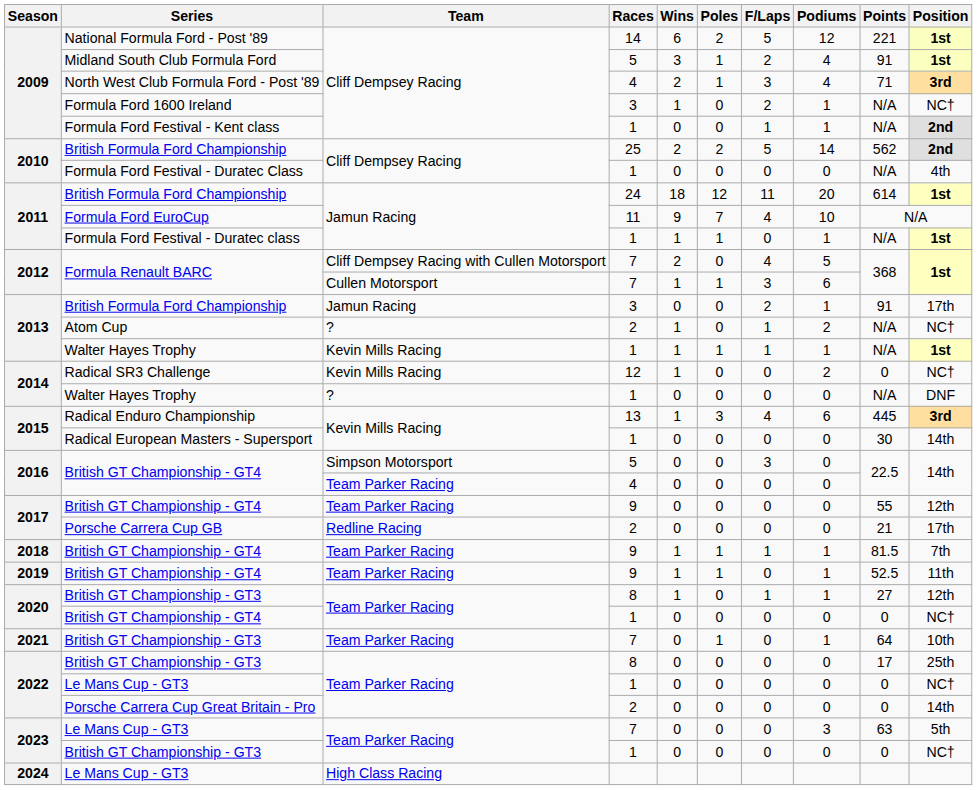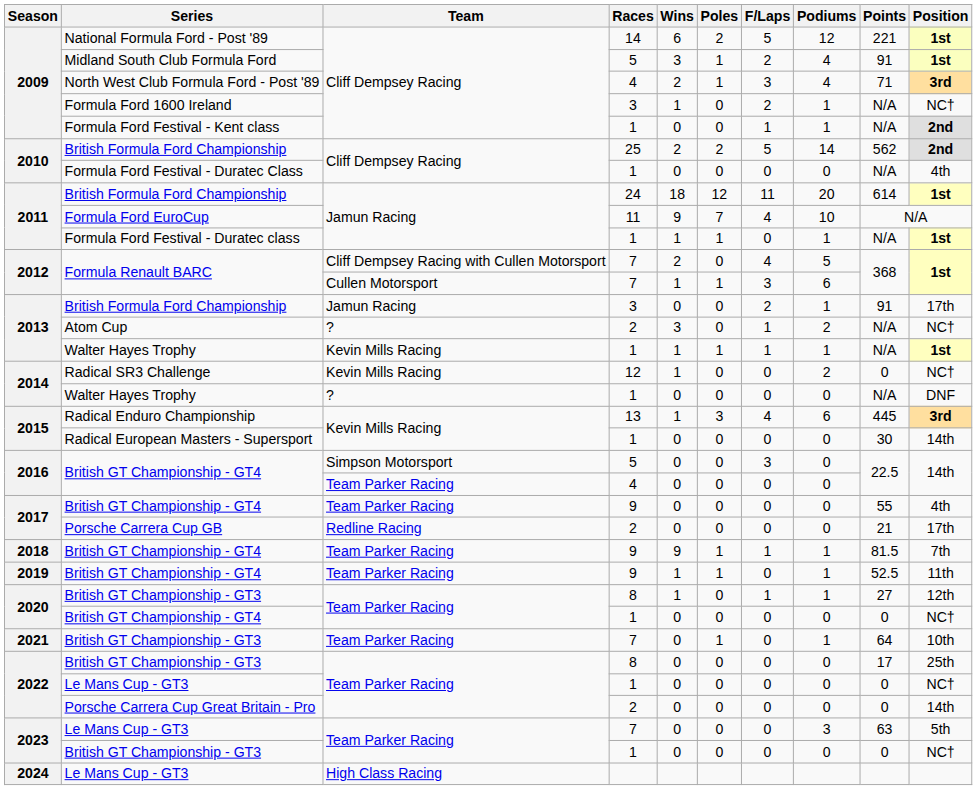(677, 328) 1 -> (677, 328) 3
(941, 507) 12th -> (941, 507) 4th
(677, 551) 1 -> (677, 551) 9
